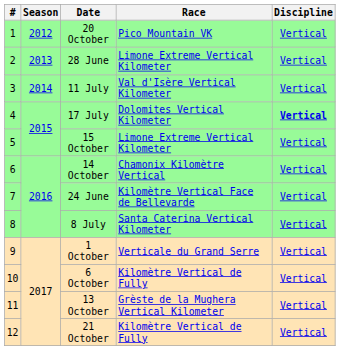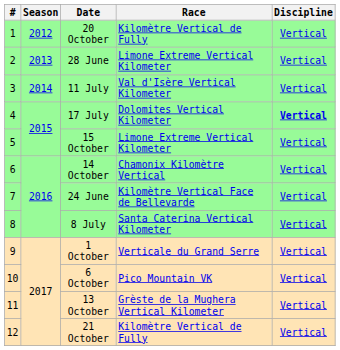(165, 34) Pico Mountain VK -> (180, 34) Kilomètre Vertical de Fully
(180, 278) Kilomètre Vertical de Fully -> (165, 278) Pico Mountain VK
